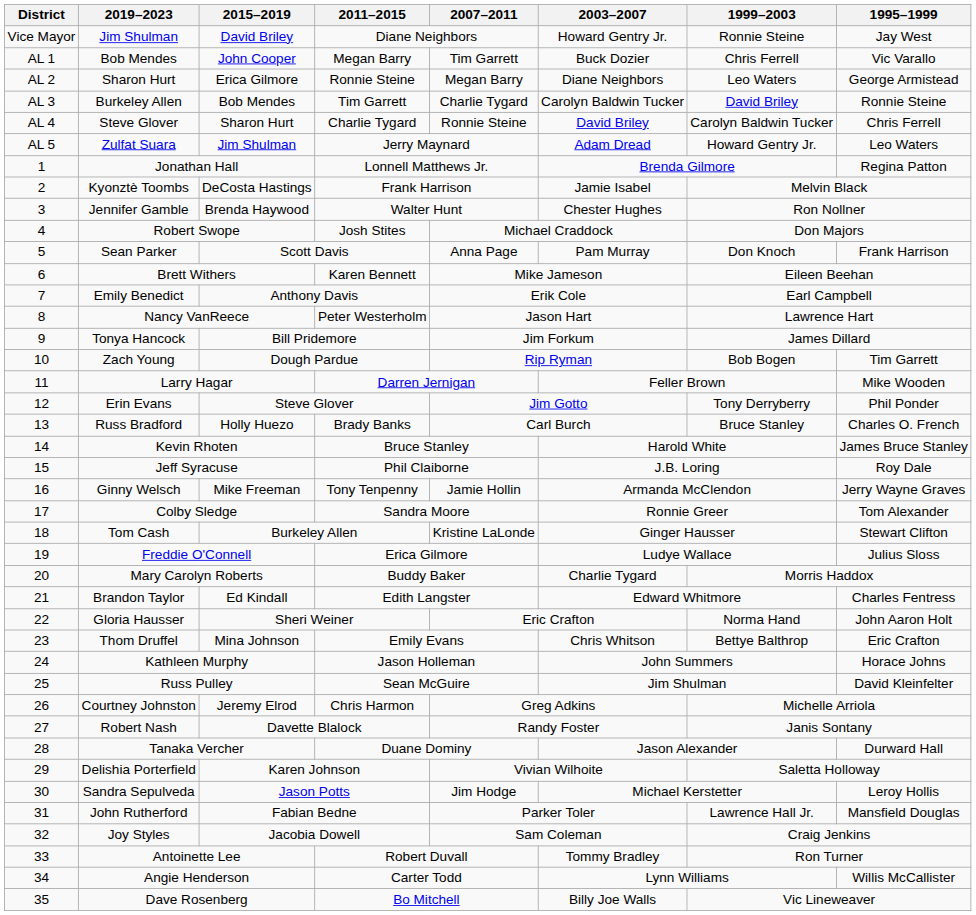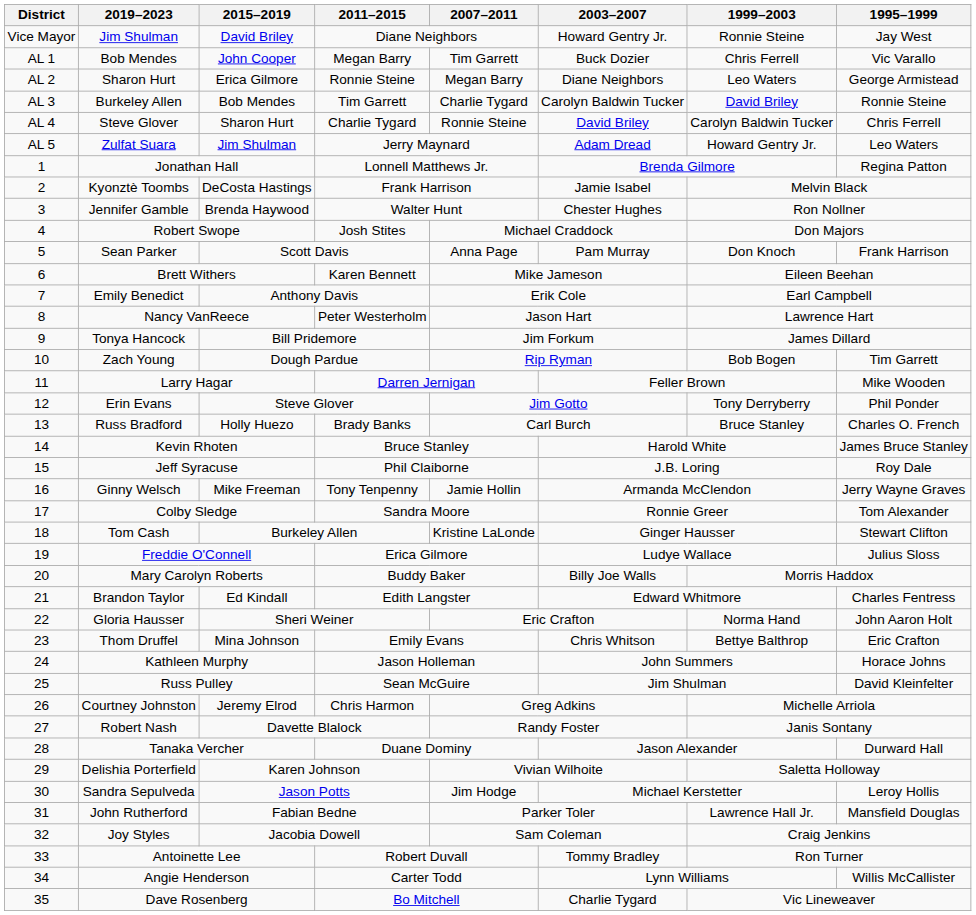(613, 576) Charlie Tygard -> (613, 576) Billy Joe Walls
(613, 899) Billy Joe Walls -> (613, 899) Charlie Tygard
